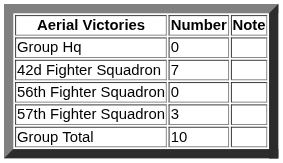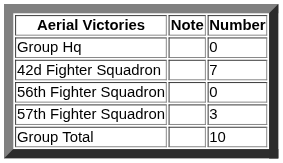columns swapped: (199, 25) <-> (249, 25)
